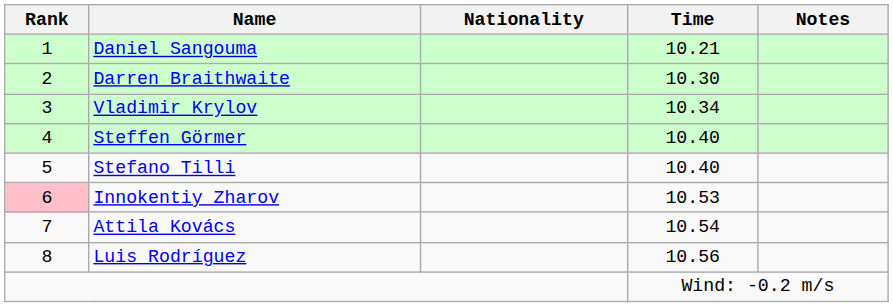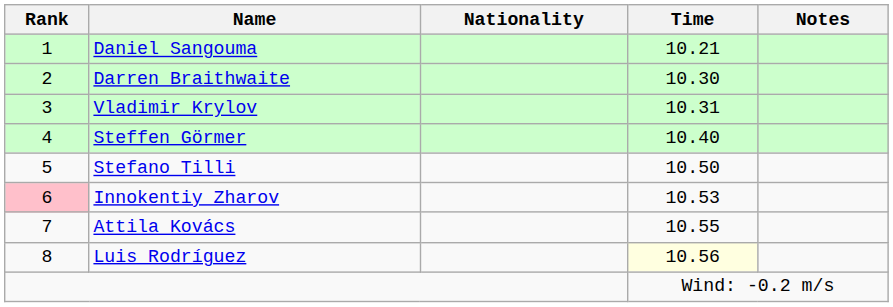(693, 109) 10.34 -> (693, 109) 10.31
(693, 168) 10.40 -> (693, 168) 10.50
(693, 227) 10.54 -> (693, 227) 10.55
(693, 257) no background -> (693, 257) lightyellow background
